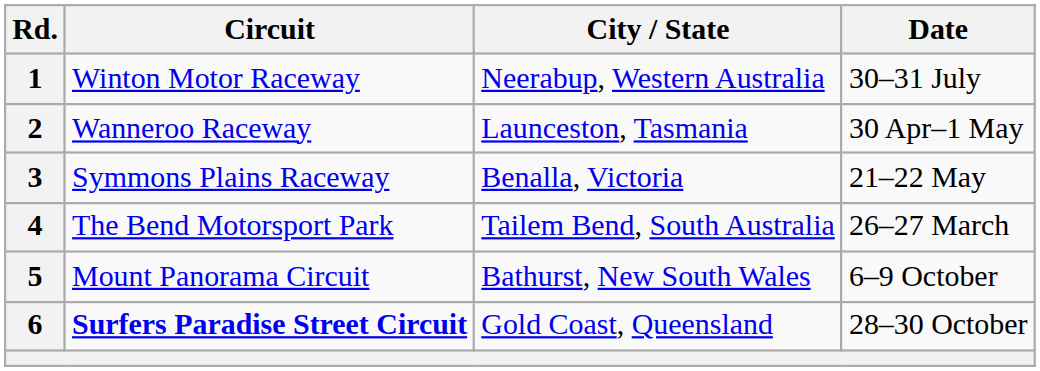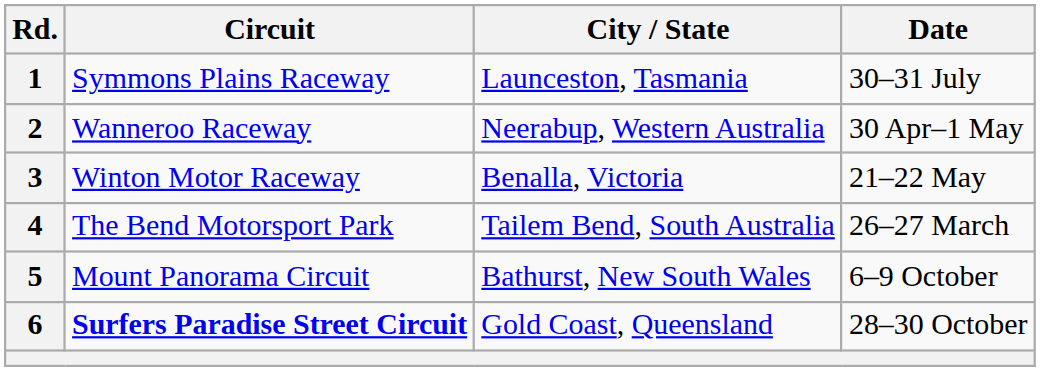(216, 78) Winton Motor Raceway -> (231, 78) Symmons Plains Raceway
(653, 78) Neerabup, Western Australia -> (615, 78) Launceston, Tasmania
(615, 127) Launceston, Tasmania -> (653, 127) Neerabup, Western Australia
(231, 176) Symmons Plains Raceway -> (216, 176) Winton Motor Raceway
